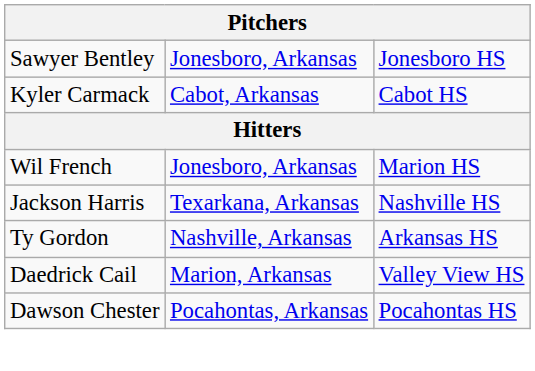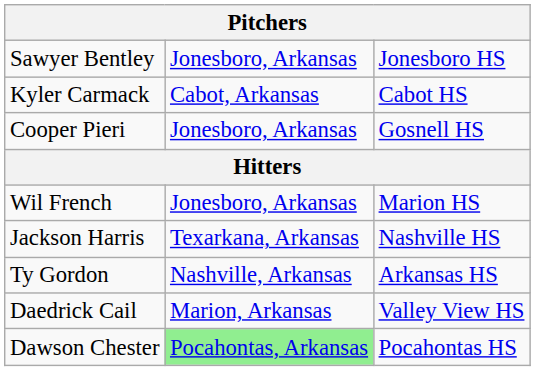+ row: (68, 130)
(269, 310) no background -> (269, 346) lightgreen background
